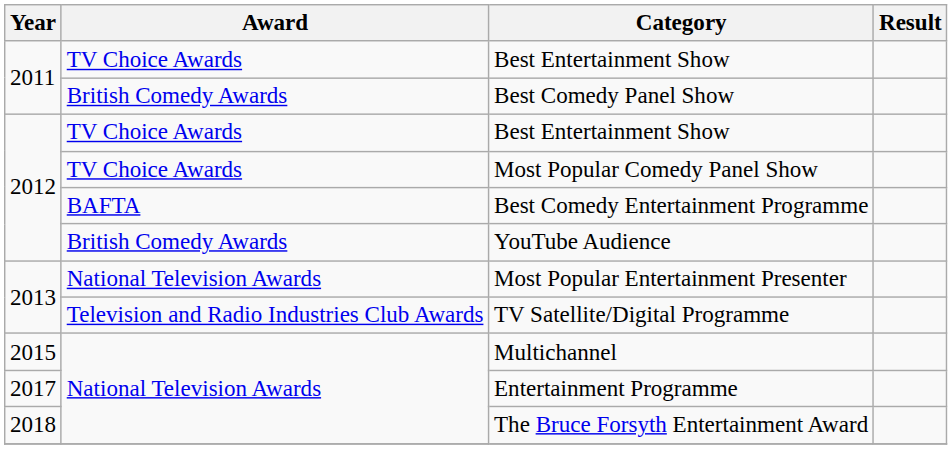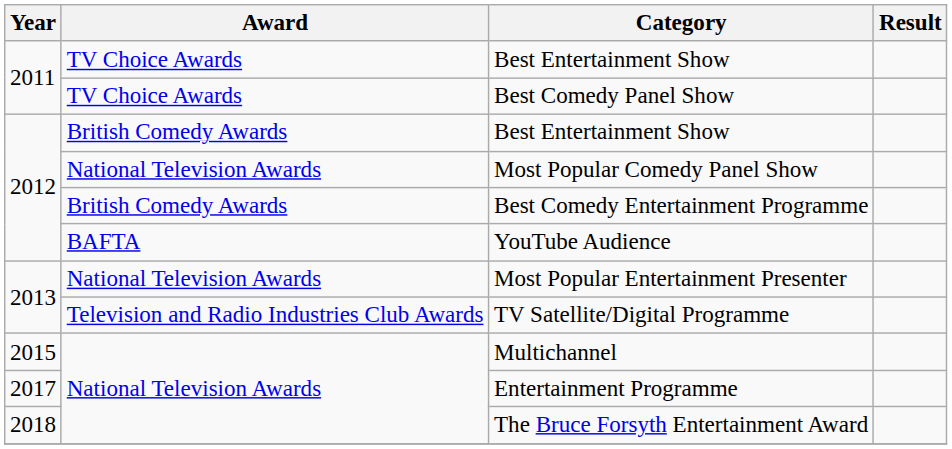(177, 95) British Comedy Awards -> (154, 95) TV Choice Awards
(154, 132) TV Choice Awards -> (177, 132) British Comedy Awards
(154, 168) TV Choice Awards -> (194, 168) National Television Awards
(104, 205) BAFTA -> (177, 205) British Comedy Awards
(177, 242) British Comedy Awards -> (104, 242) BAFTA
